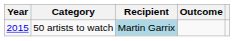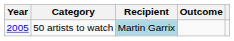(18, 28) 2015 -> (18, 28) 2005
